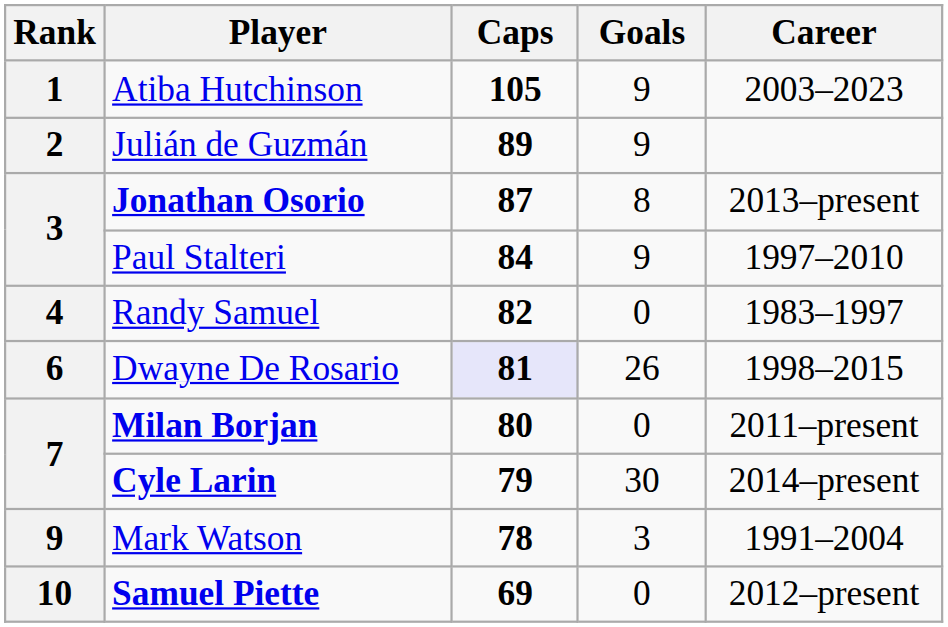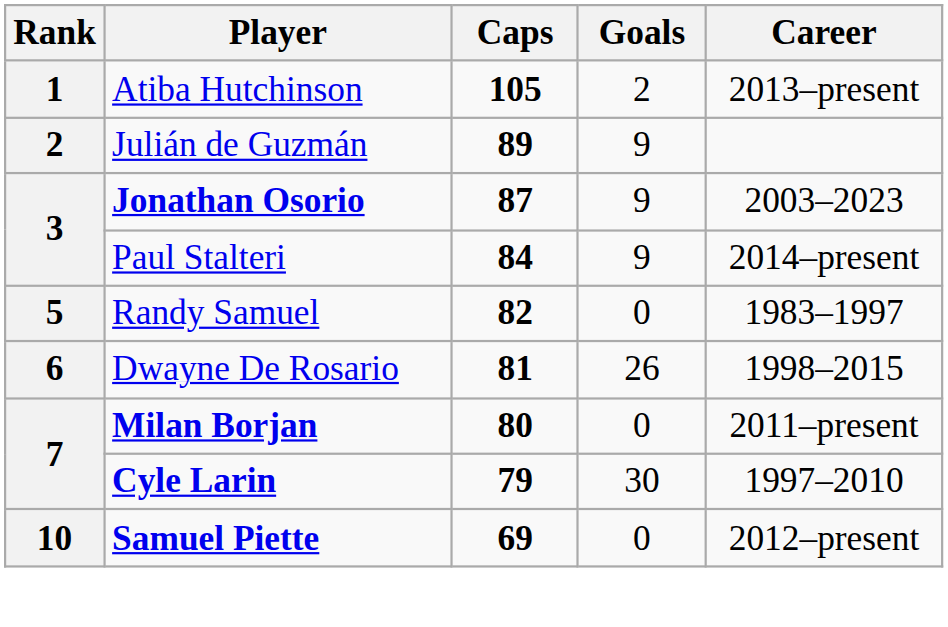(642, 88) 9 -> (642, 88) 2
(824, 88) 2003–2023 -> (824, 88) 2013–present
(642, 200) 8 -> (642, 200) 9
(824, 200) 2013–present -> (824, 200) 2003–2023
(824, 256) 1997–2010 -> (824, 256) 2014–present
(55, 312) 4 -> (55, 312) 5
(515, 369) lavender background -> (515, 369) no background
(824, 481) 2014–present -> (824, 481) 1997–2010
- row: (207, 537)
